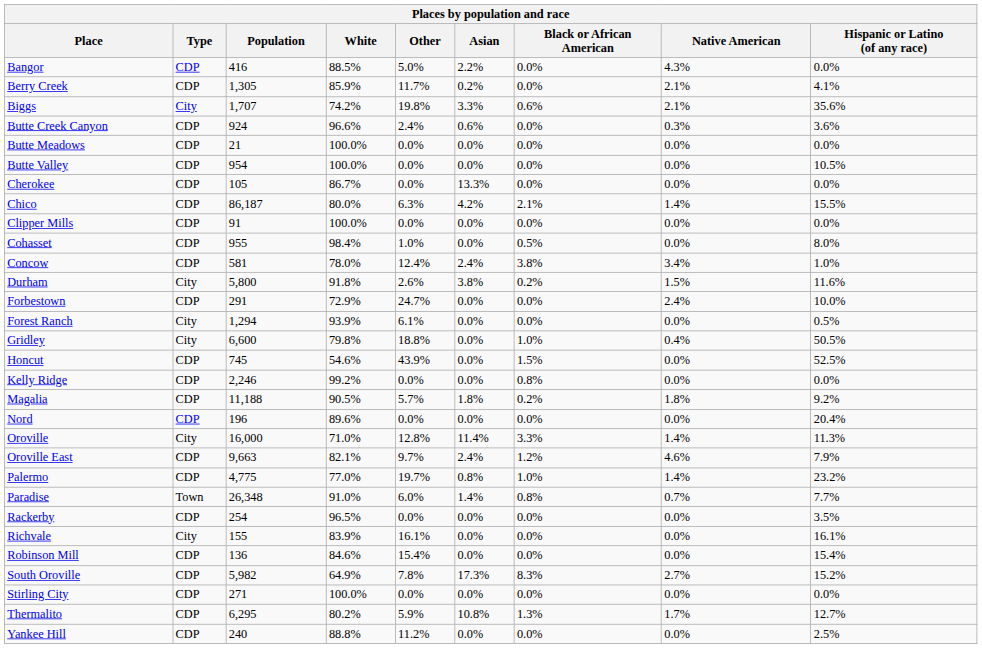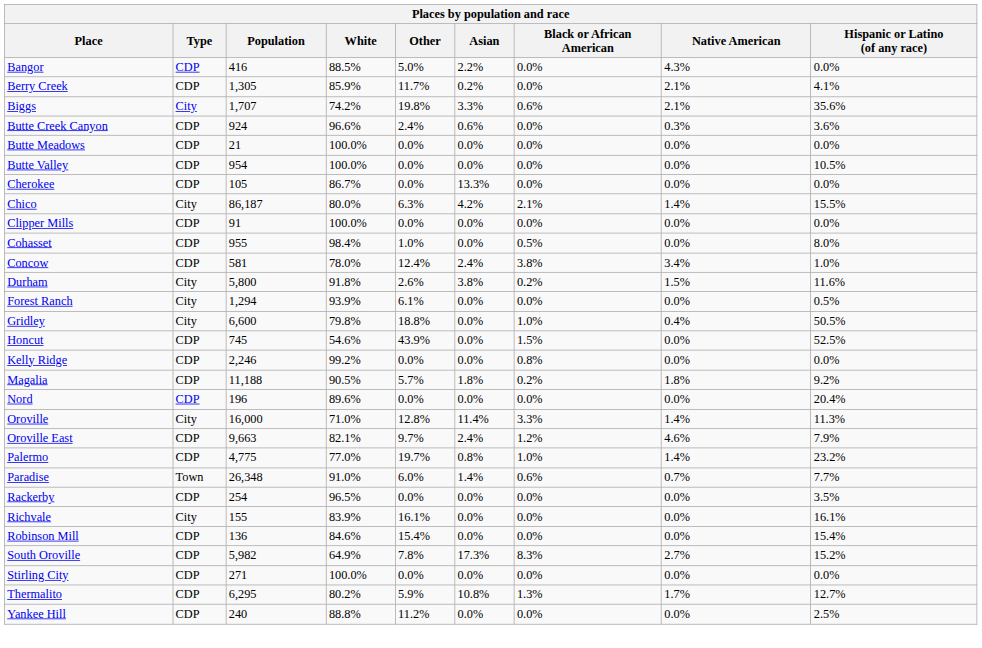(188, 203) CDP -> (186, 203) City
- row: (36, 301)
(530, 497) 0.8% -> (530, 477) 0.6%
